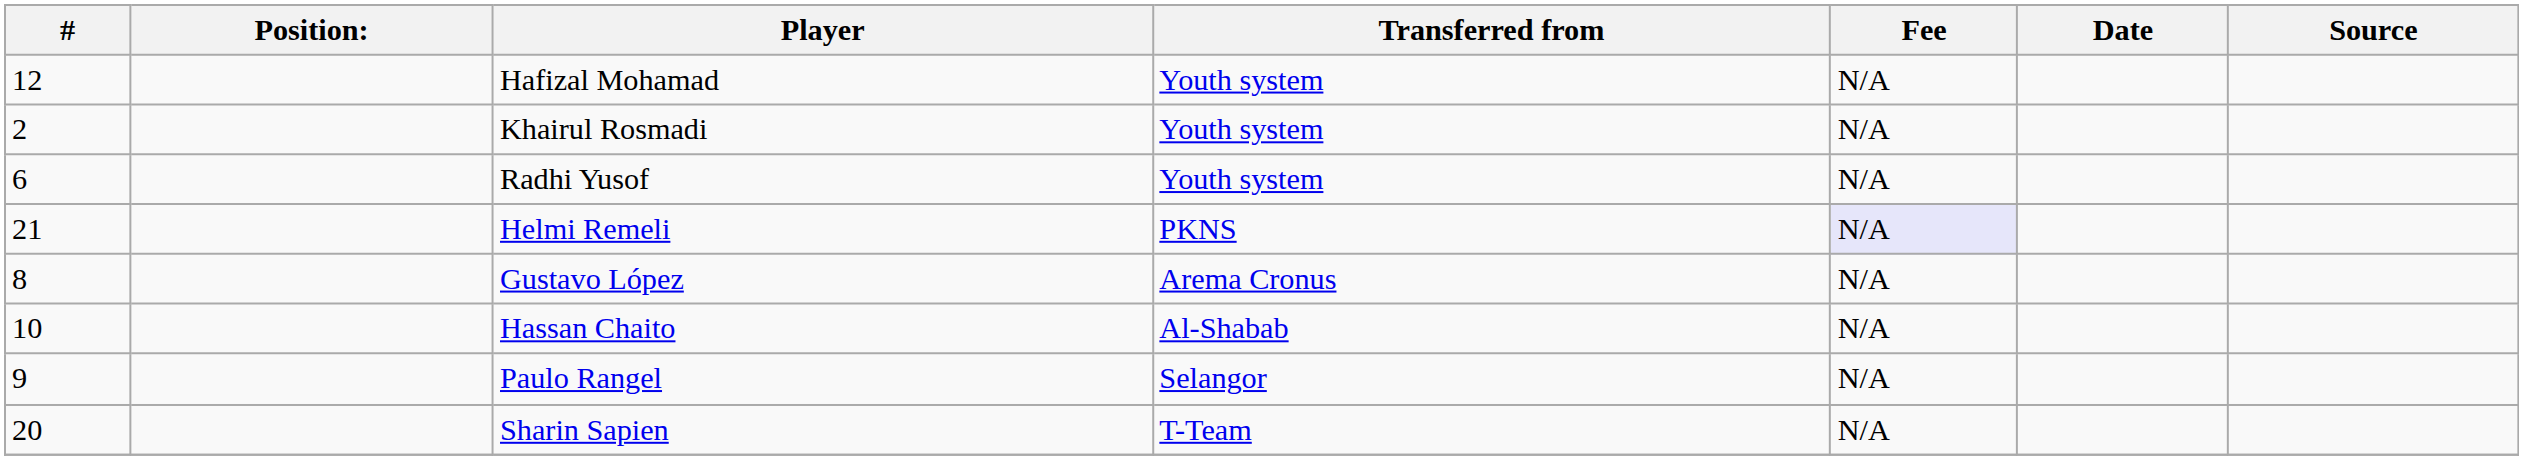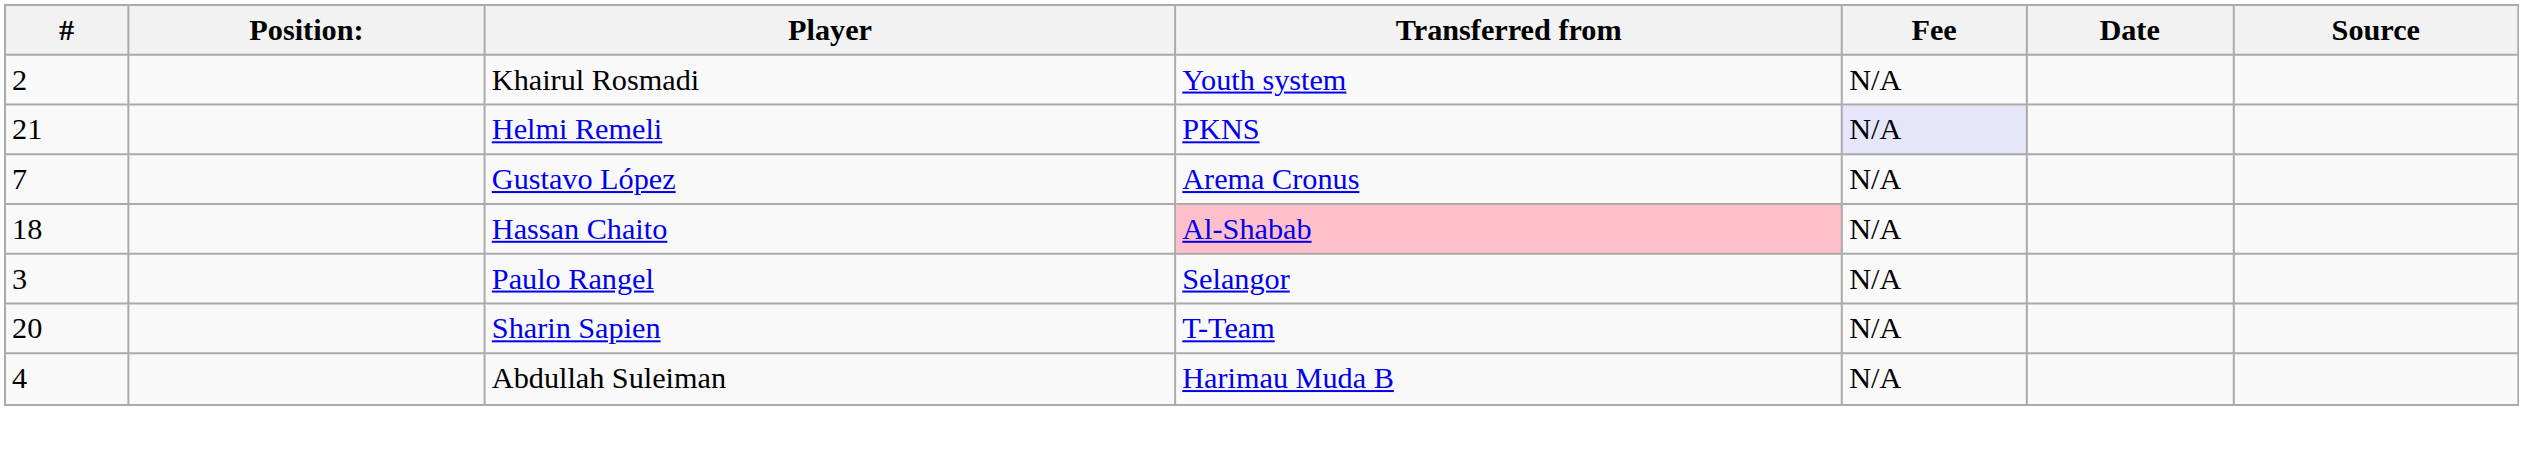- row: (610, 79)
- row: (575, 179)
(20, 278) 8 -> (20, 179) 7
(27, 328) 10 -> (27, 229) 18
(1224, 328) no background -> (1247, 229) pink background
(20, 378) 9 -> (20, 278) 3
+ row: (609, 378)
